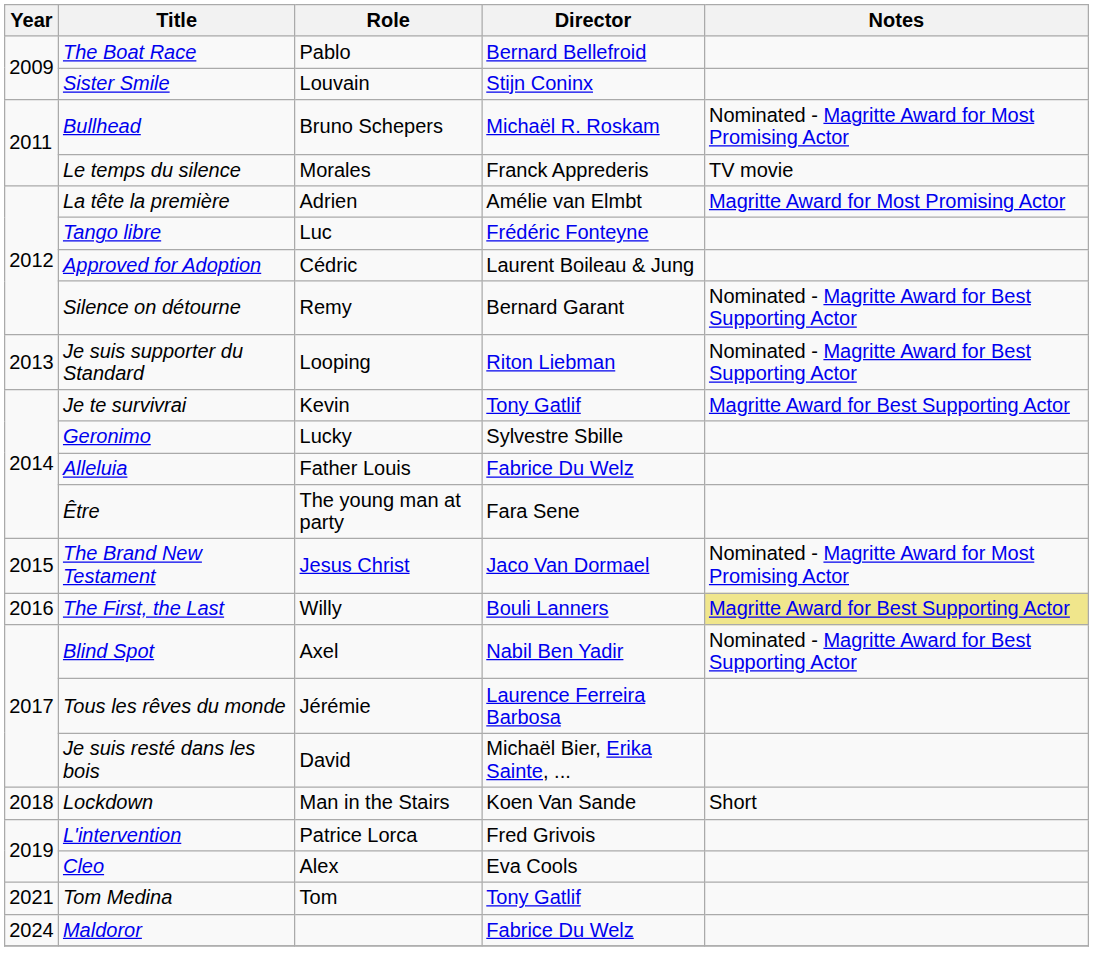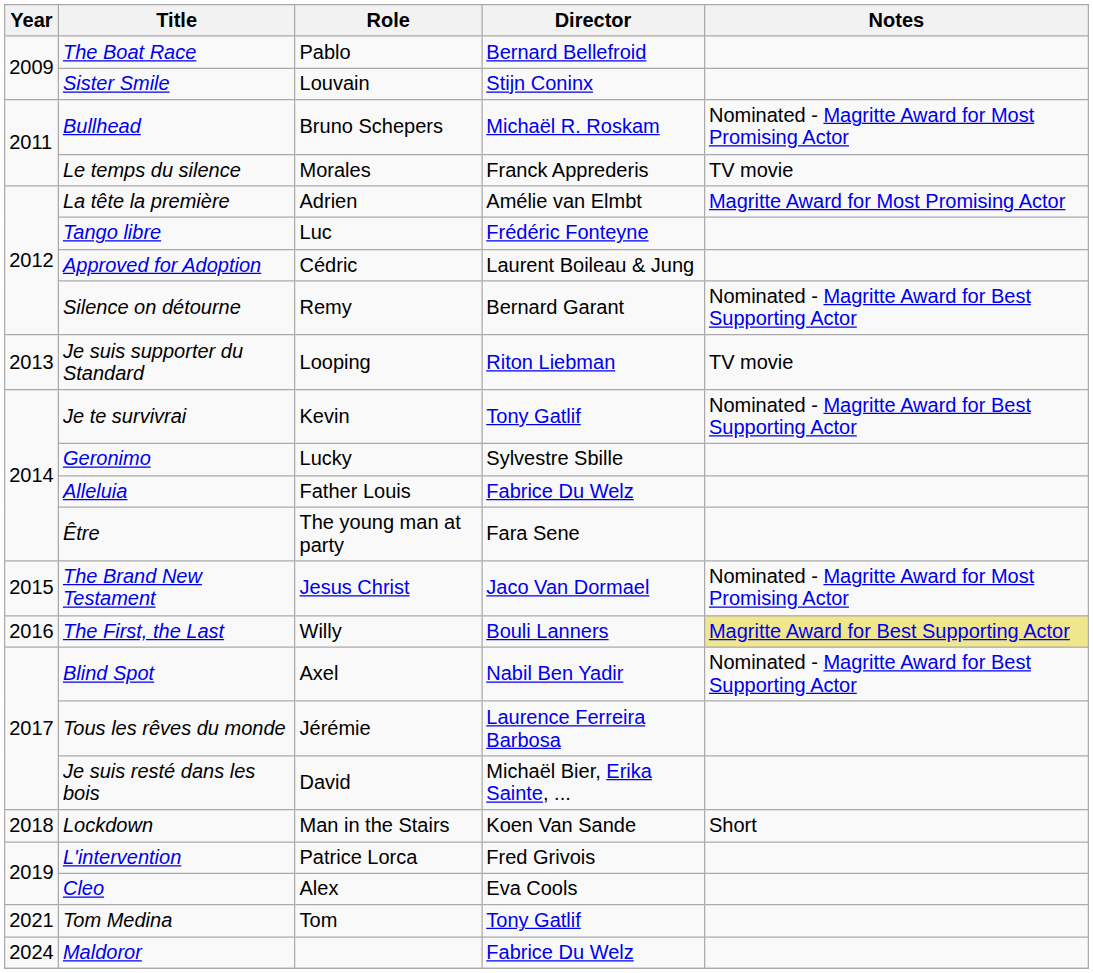(870, 362) Nominated - Magritte Award for Best Supporting Actor -> (751, 362) TV movie
(889, 405) Magritte Award for Best Supporting Actor -> (870, 416) Nominated - Magritte Award for Best Supporting Actor
